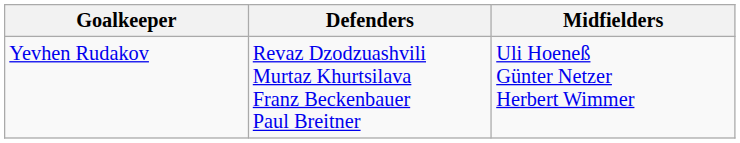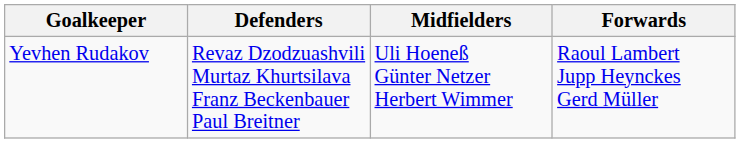+ column: (644, 20)
